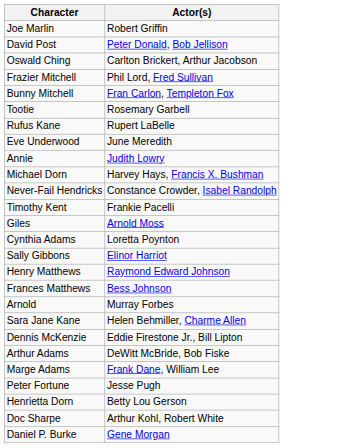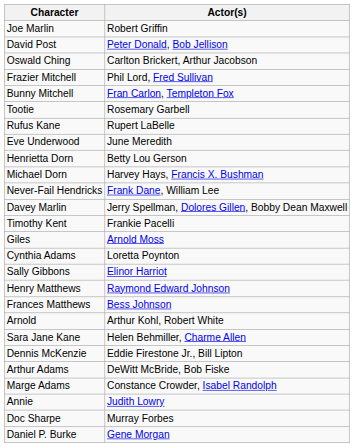rows swapped: (40, 402) <-> (20, 158)
(192, 191) Constance Crowder, Isabel Randolph -> (163, 191) Frank Dane, William Lee
+ row: (37, 207)
(140, 304) Murray Forbes -> (165, 321) Arthur Kohl, Robert White
(163, 369) Frank Dane, William Lee -> (192, 386) Constance Crowder, Isabel Randolph
- row: (38, 386)
(165, 418) Arthur Kohl, Robert White -> (140, 418) Murray Forbes
